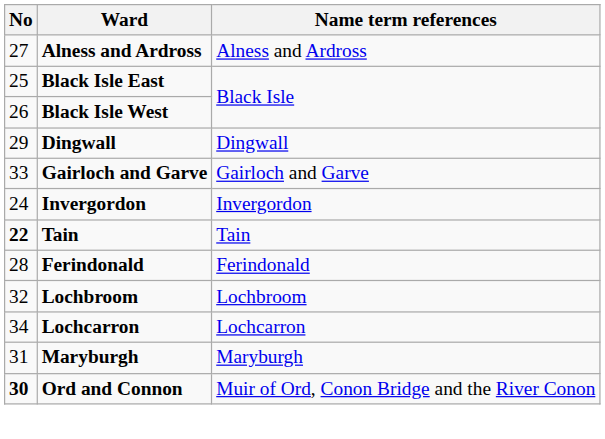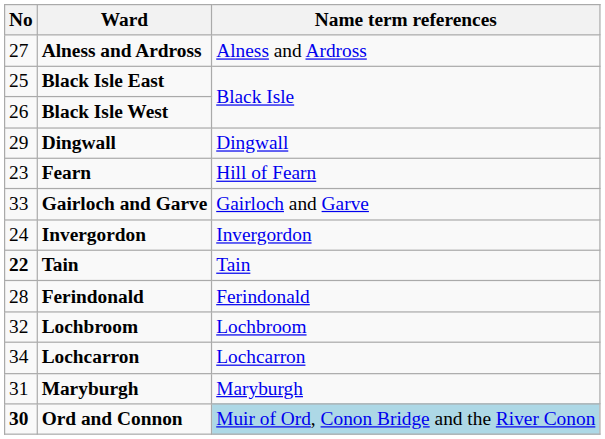+ row: (66, 173)
(406, 388) no background -> (406, 419) lightblue background
